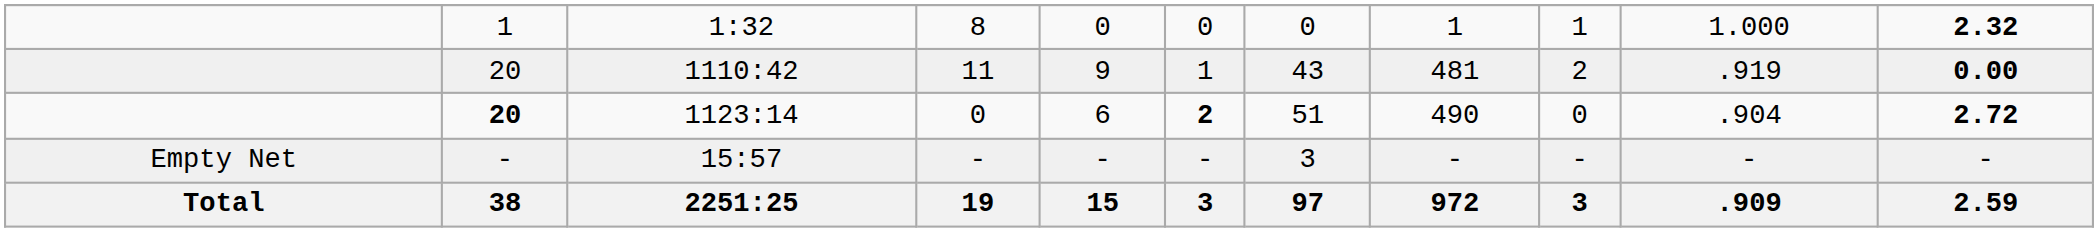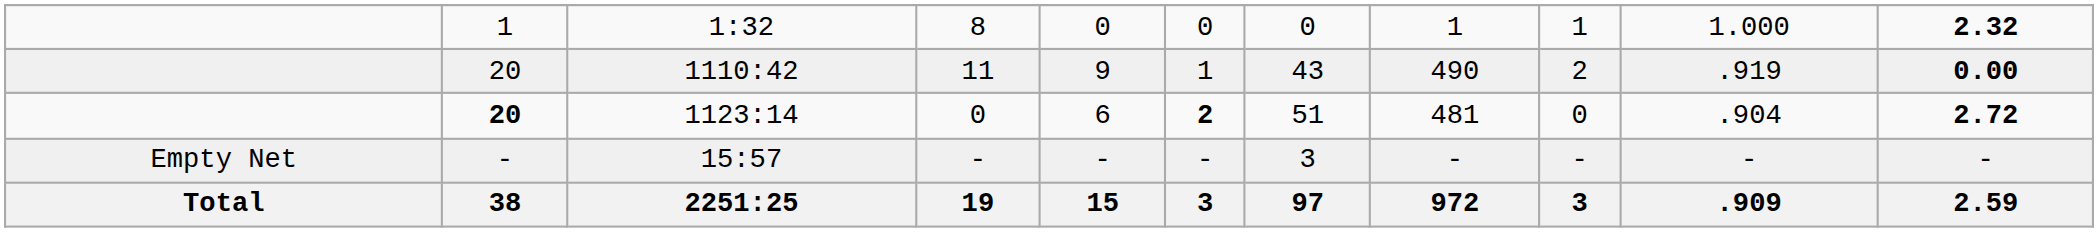(1455, 71) 481 -> (1455, 71) 490
(1455, 116) 490 -> (1455, 116) 481
